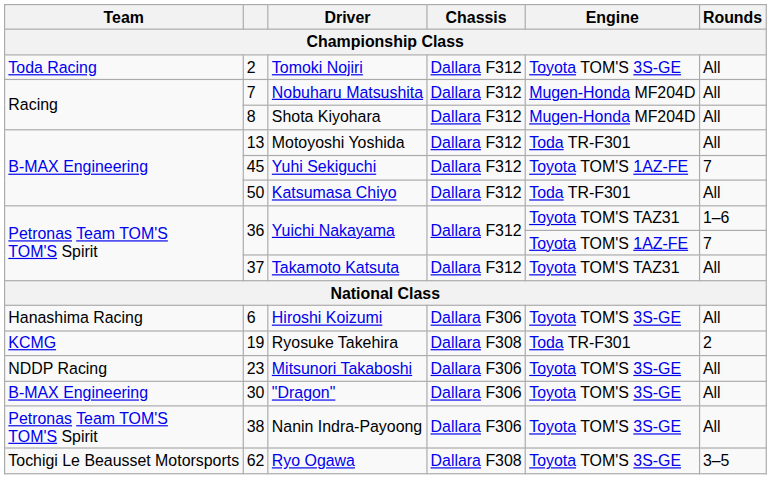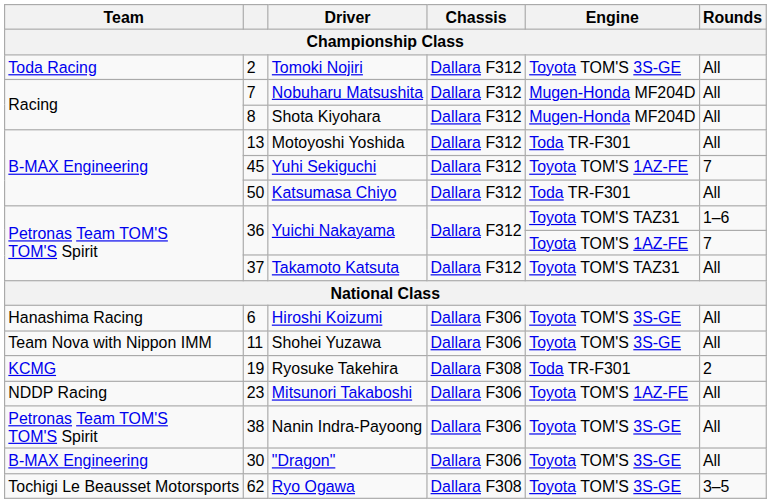+ row: (255, 343)
(605, 368) Toyota TOM'S 3S-GE -> (609, 393) Toyota TOM'S 1AZ-FE
rows swapped: (255, 393) <-> (255, 427)
